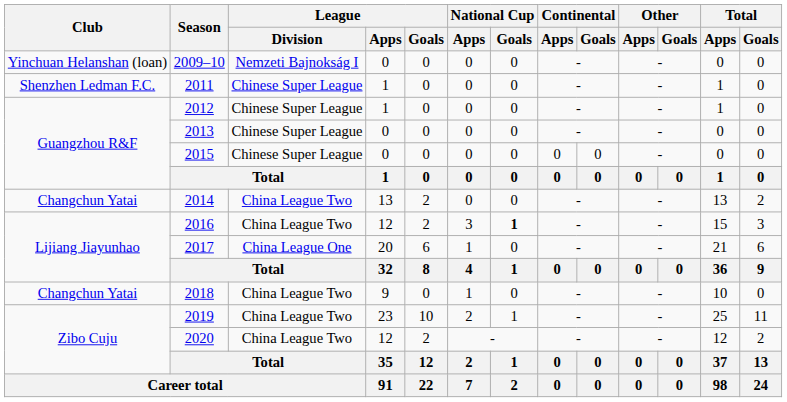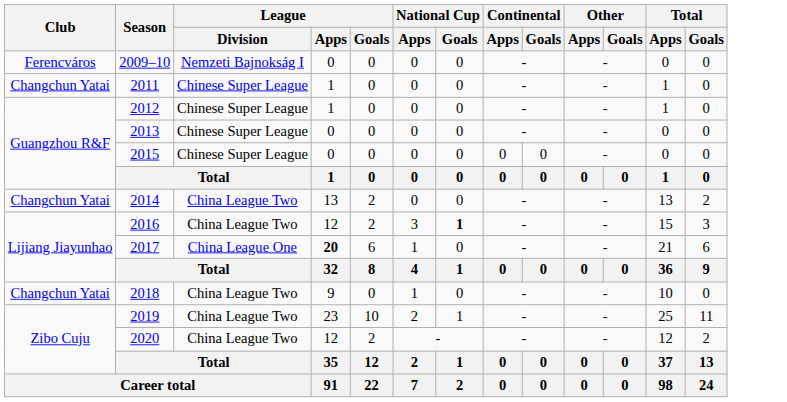(87, 62) Yinchuan Helanshan (loan) -> (60, 62) Ferencváros
(87, 85) Shenzhen Ledman F.C. -> (60, 85) Changchun Yatai
(385, 246) normal -> (331, 246) bold
